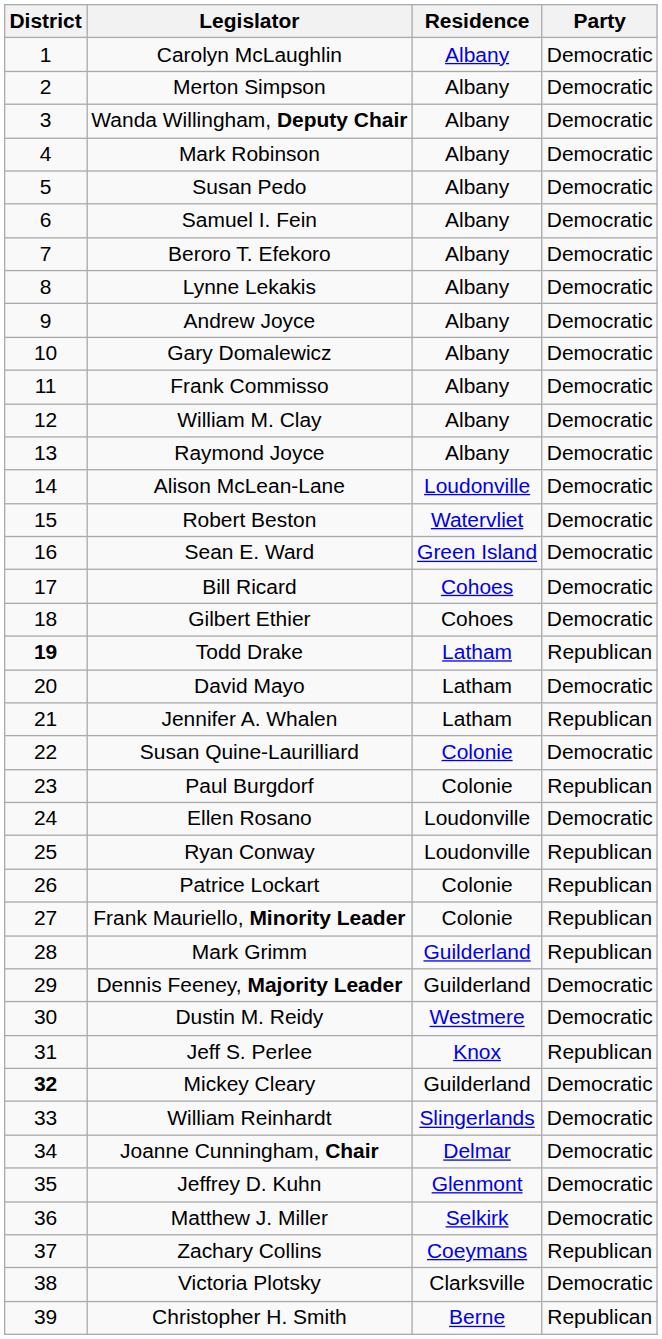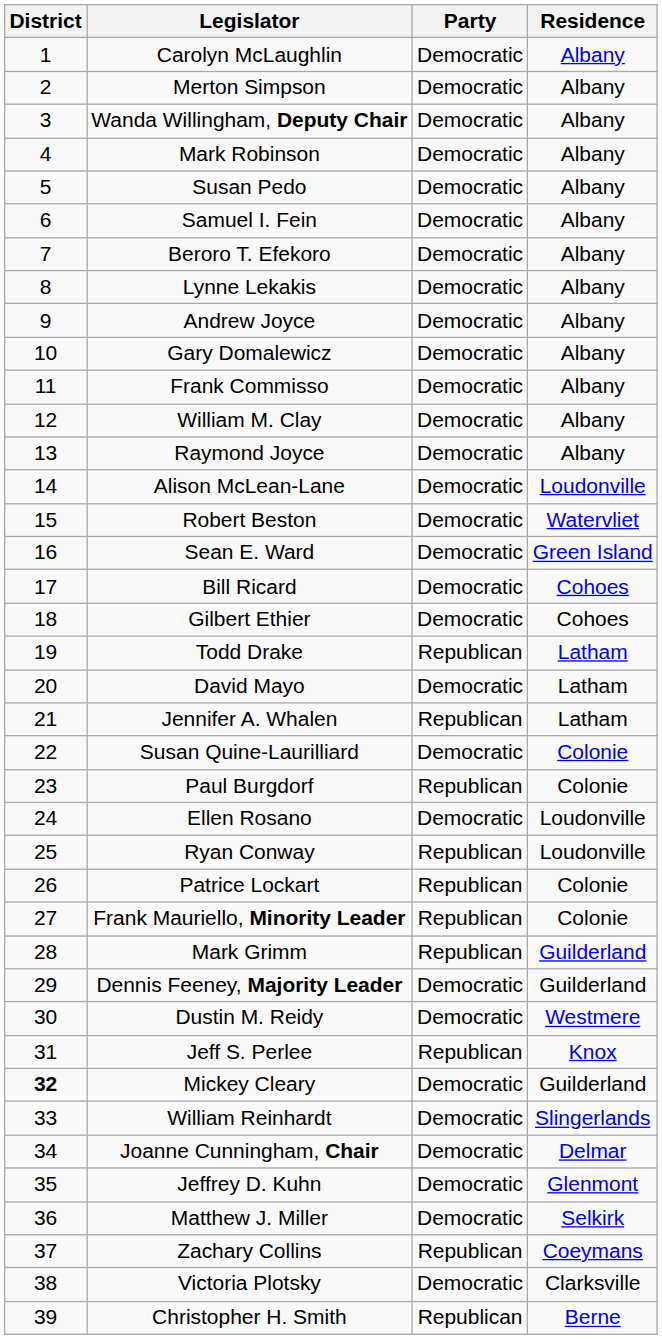columns swapped: (600, 21) <-> (477, 21)
(46, 652) bold -> (46, 652) normal
